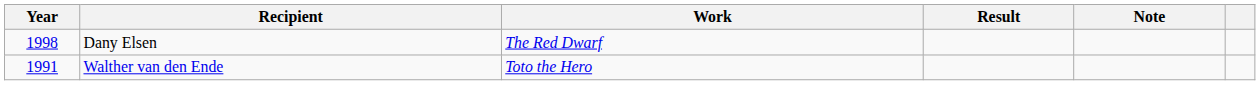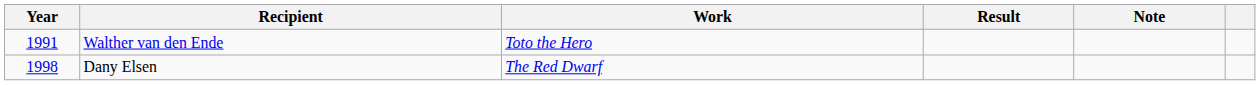rows swapped: (153, 67) <-> (120, 42)
